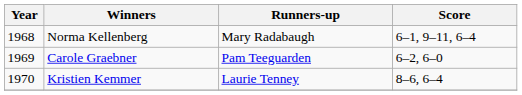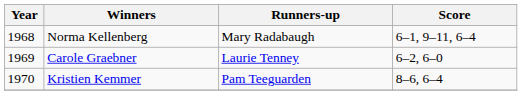(266, 57) Pam Teeguarden -> (260, 57) Laurie Tenney
(260, 79) Laurie Tenney -> (266, 79) Pam Teeguarden
